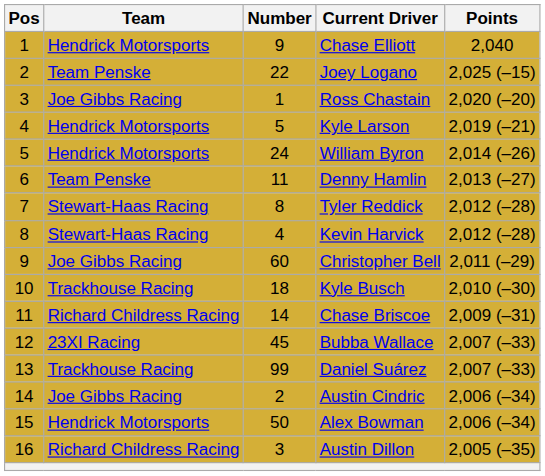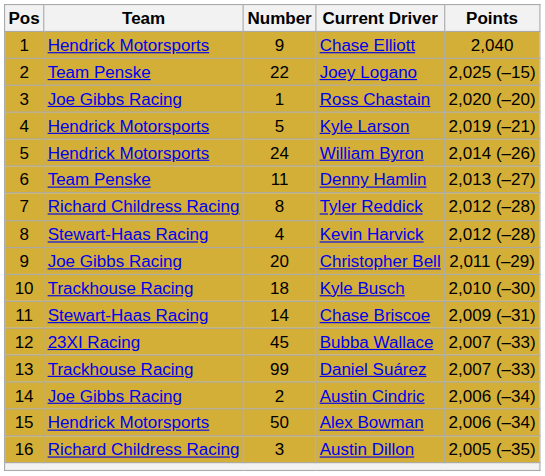(128, 207) Stewart-Haas Racing -> (144, 207) Richard Childress Racing
(280, 261) 60 -> (280, 261) 20
(144, 315) Richard Childress Racing -> (128, 315) Stewart-Haas Racing
